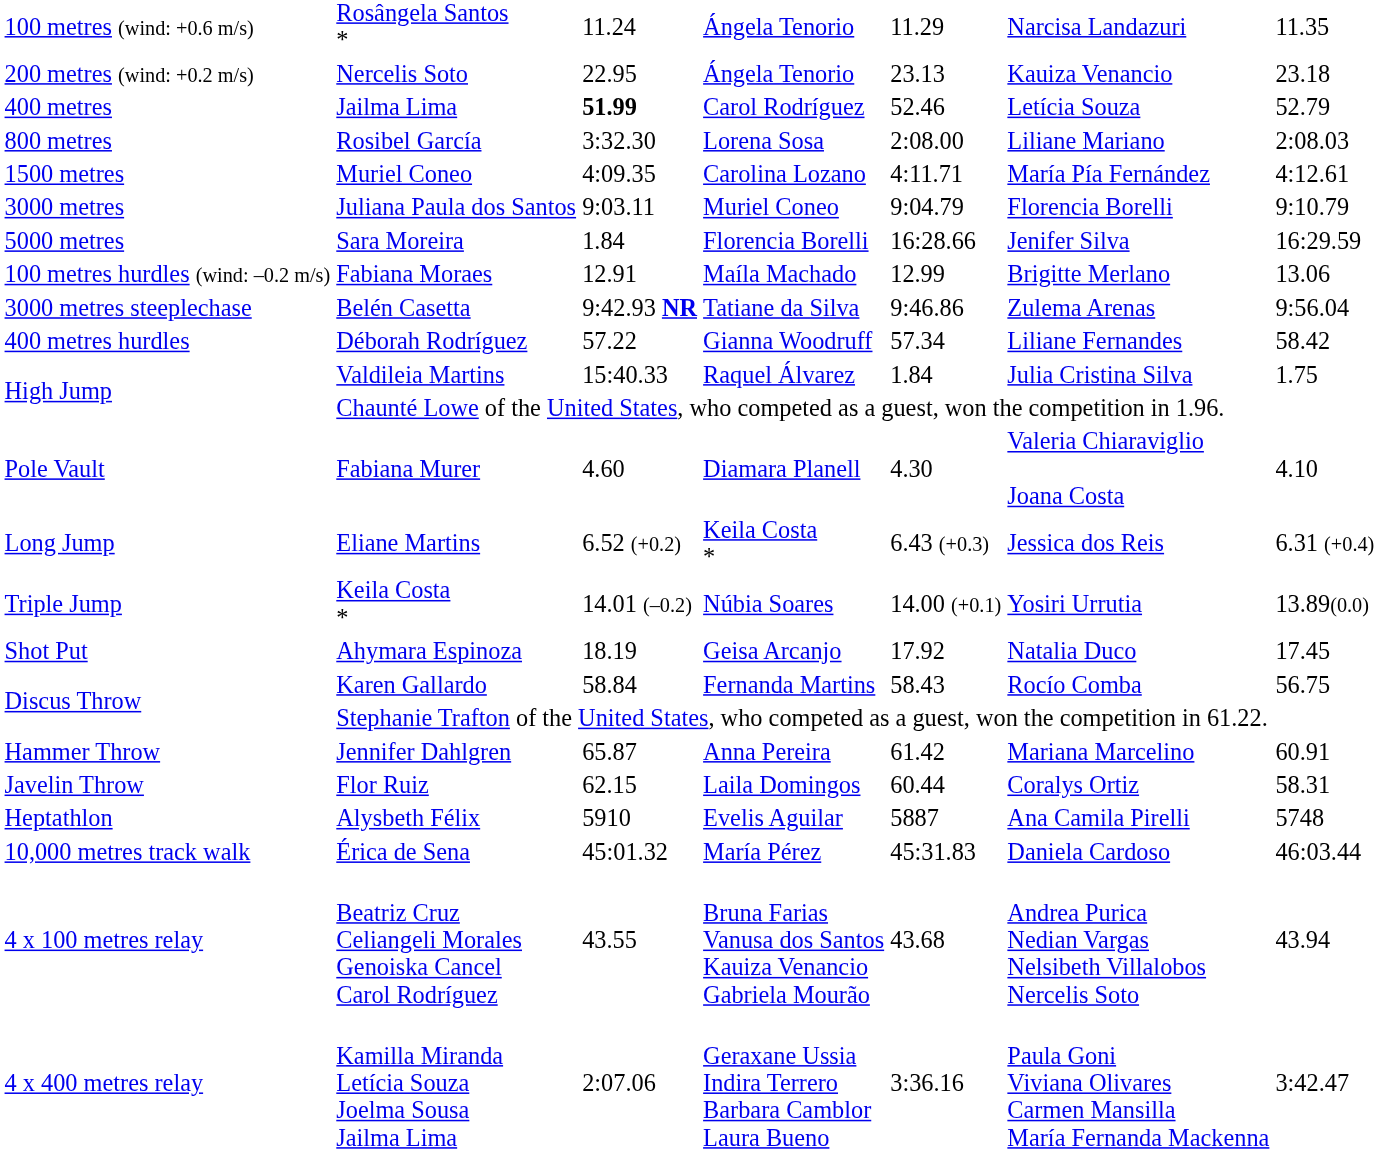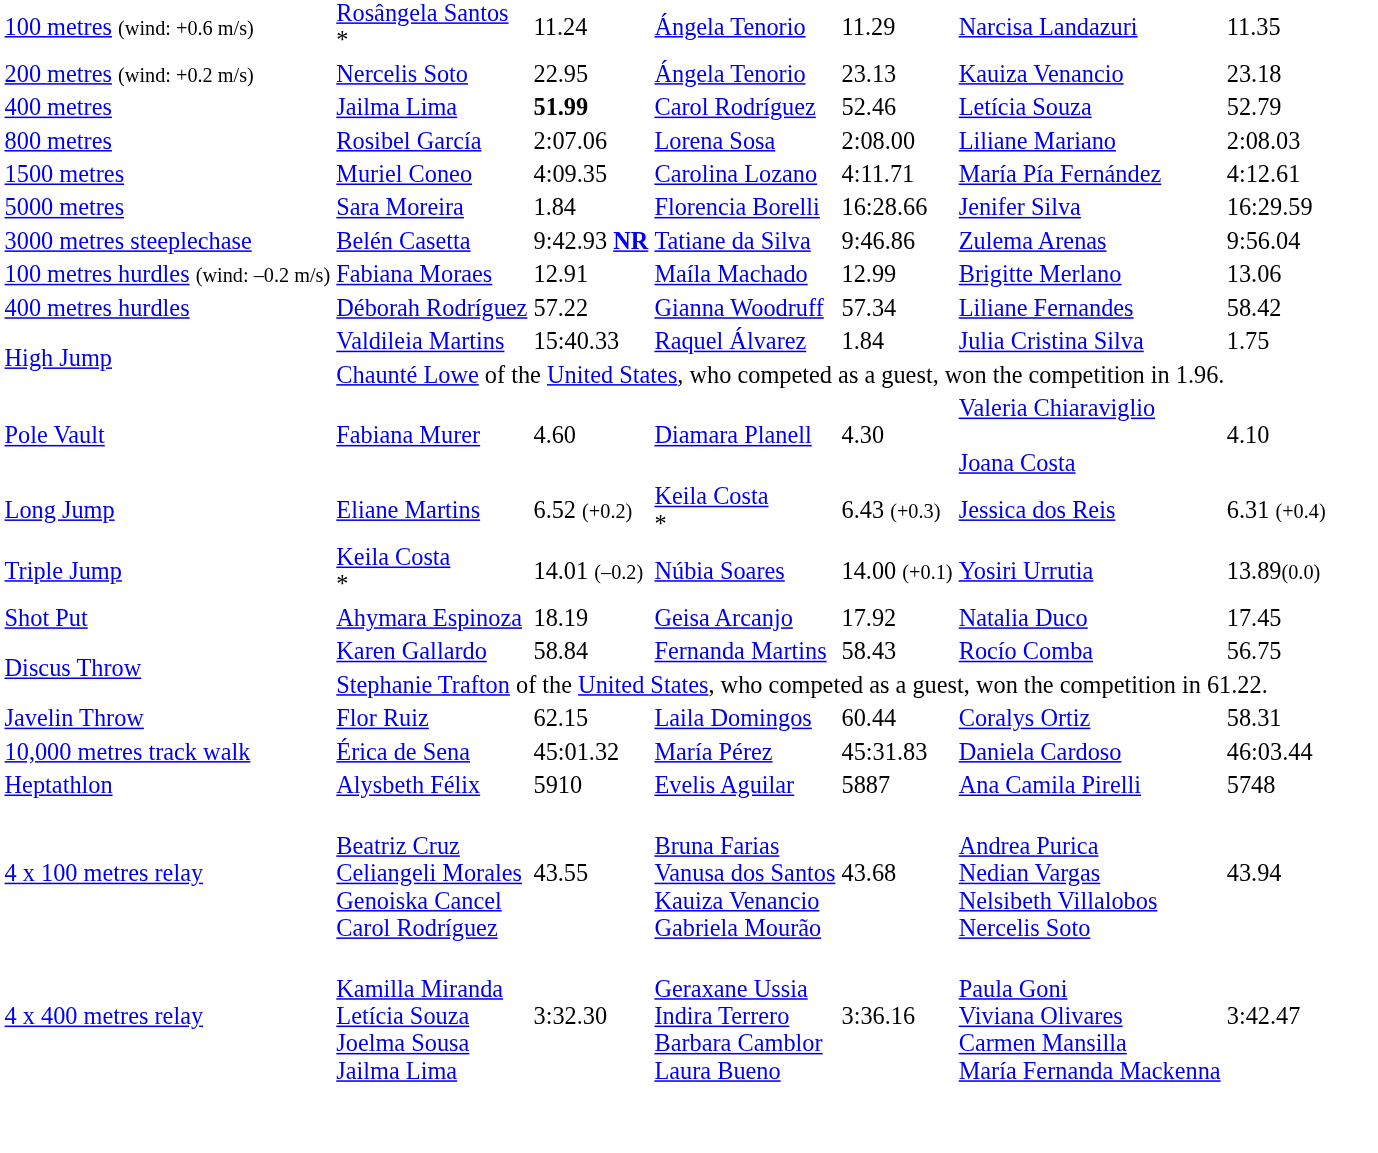(619, 140) 3:32.30 -> (570, 140) 2:07.06
- row: (456, 207)
rows swapped: (403, 307) <-> (414, 274)
- row: (424, 751)
rows swapped: (408, 818) <-> (403, 852)
(619, 1083) 2:07.06 -> (570, 1016) 3:32.30
